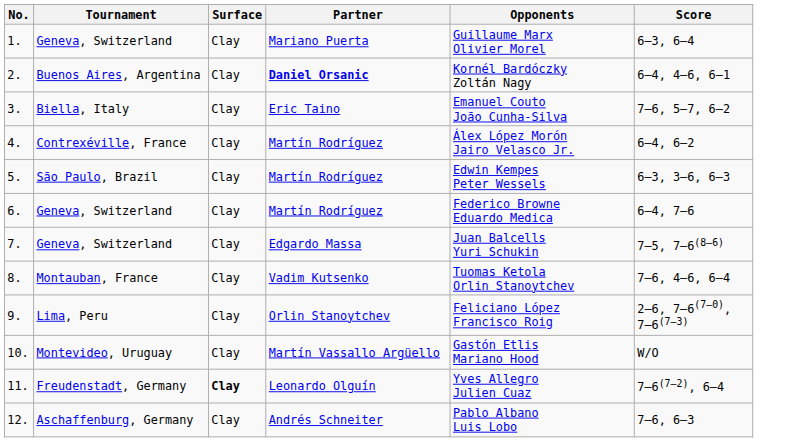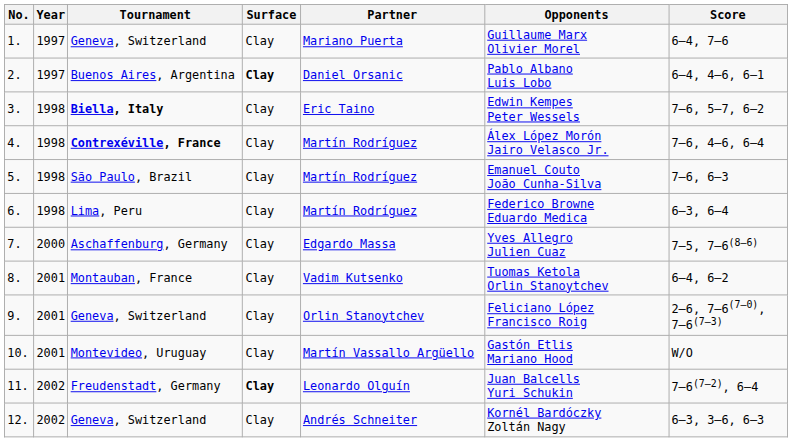+ column: (51, 14)
(666, 41) 6–3, 6–4 -> (700, 41) 6–4, 7–6
(226, 75) normal -> (260, 75) bold
(319, 75) bold -> (353, 75) normal
(510, 75) Kornél Bardóczky Zoltán Nagy -> (530, 75) Pablo Albano Luis Lobo
(83, 109) normal -> (117, 109) bold
(510, 109) Emanuel Couto João Cunha-Silva -> (534, 109) Edwin Kempes Peter Wessels
(111, 142) normal -> (146, 142) bold
(666, 142) 6–4, 6–2 -> (718, 142) 7–6, 4–6, 6–4
(499, 176) Edwin Kempes Peter Wessels -> (544, 176) Emanuel Couto João Cunha-Silva
(684, 176) 6–3, 3–6, 6–3 -> (700, 176) 7–6, 6–3
(104, 210) Geneva, Switzerland -> (106, 210) Lima, Peru
(666, 210) 6–4, 7–6 -> (700, 210) 6–3, 6–4
(104, 244) Geneva, Switzerland -> (149, 244) Aschaffenburg, Germany
(499, 244) Juan Balcells Yuri Schukin -> (530, 244) Yves Allegro Julien Cuaz
(684, 278) 7–6, 4–6, 6–4 -> (700, 278) 6–4, 6–2
(72, 315) Lima, Peru -> (139, 315) Geneva, Switzerland
(496, 385) Yves Allegro Julien Cuaz -> (534, 385) Juan Balcells Yuri Schukin
(115, 419) Aschaffenburg, Germany -> (139, 419) Geneva, Switzerland
(496, 419) Pablo Albano Luis Lobo -> (544, 419) Kornél Bardóczky Zoltán Nagy
(666, 419) 7–6, 6–3 -> (718, 419) 6–3, 3–6, 6–3
